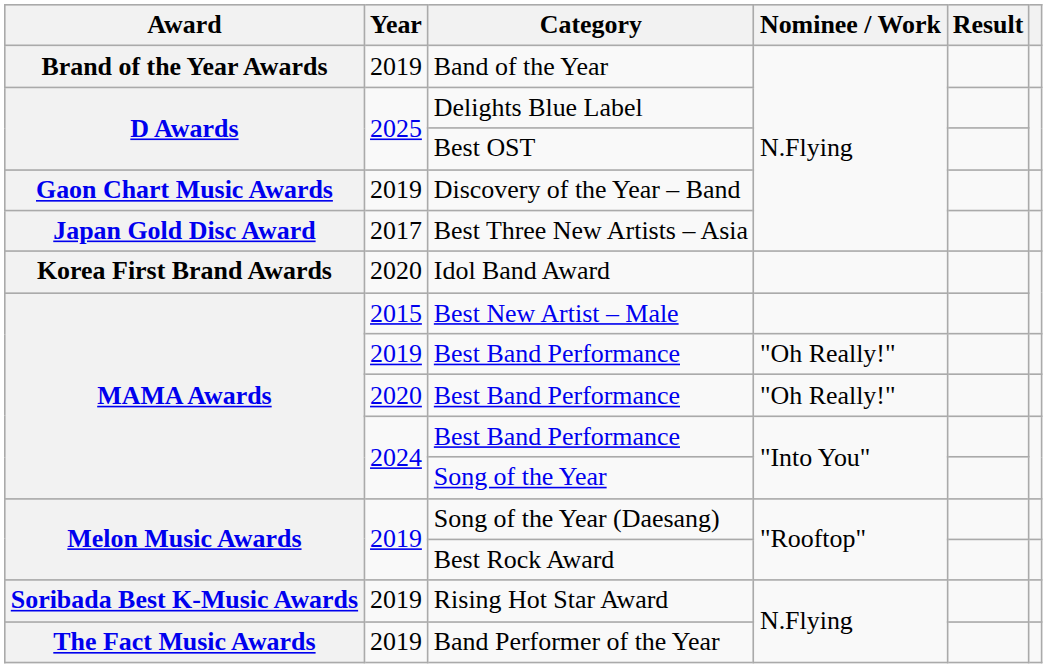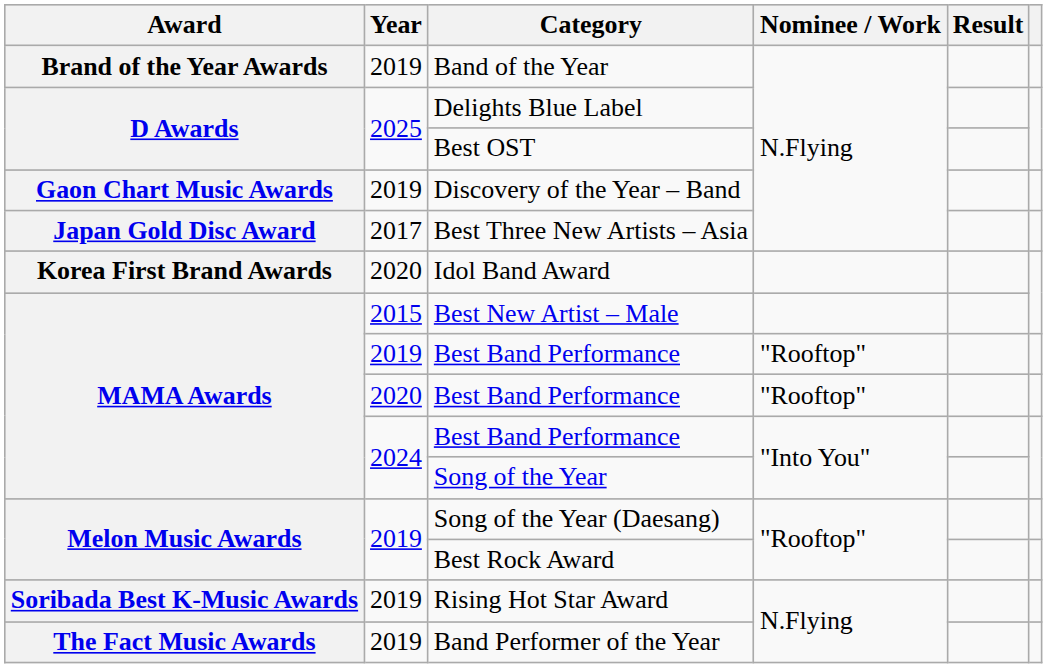(828, 353) "Oh Really!" -> (813, 353) "Rooftop"
(828, 395) "Oh Really!" -> (813, 395) "Rooftop"
